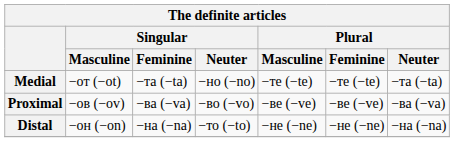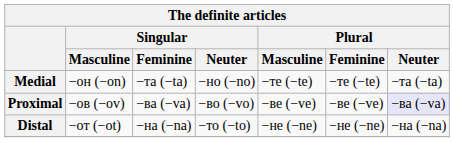(95, 81) −от (−ot) -> (97, 81) −он (−on)
(418, 103) no background -> (418, 103) lavender background
(97, 125) −он (−on) -> (95, 125) −от (−ot)
